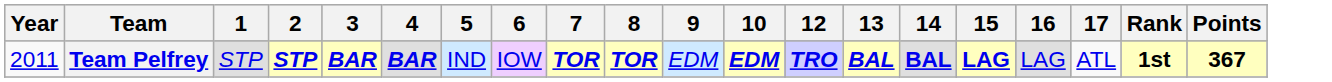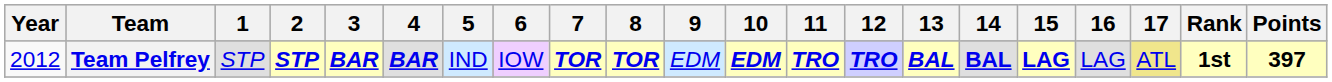+ column: (815, 23)
(34, 59) 2011 -> (35, 59) 2012
(1096, 59) no background -> (1156, 59) khaki background
(1227, 59) 367 -> (1287, 59) 397
